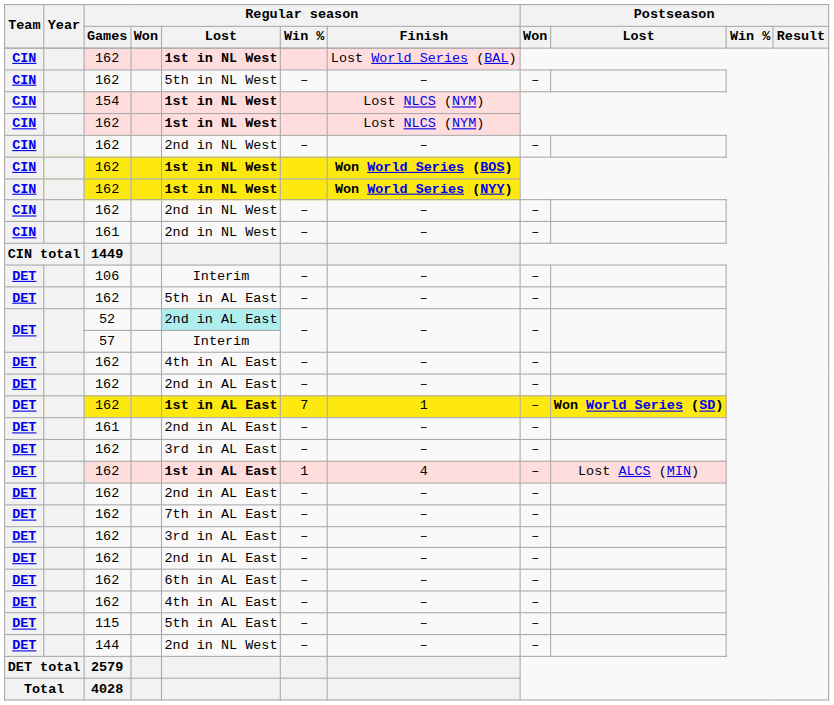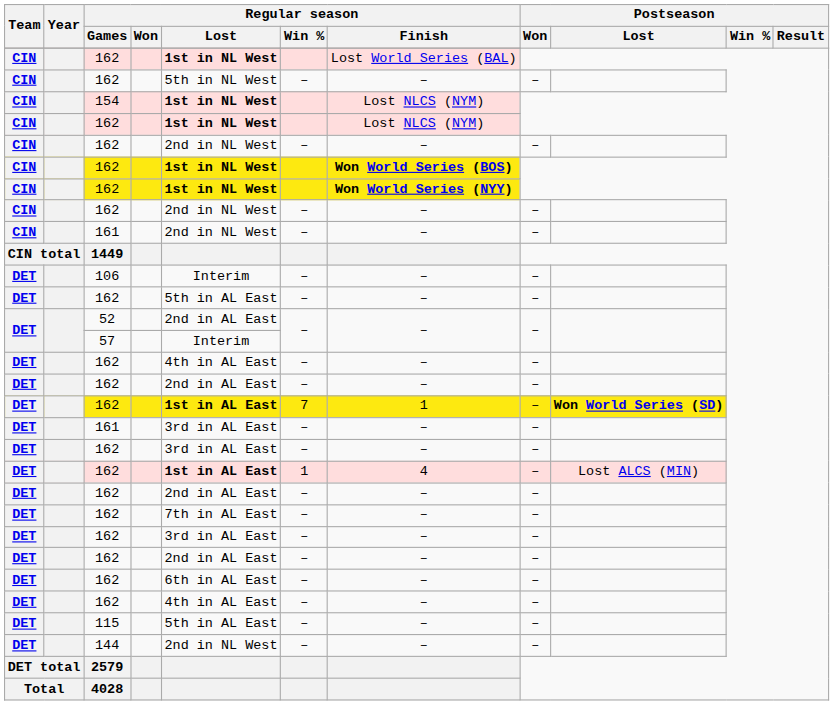(221, 320) paleturquoise background -> (221, 320) no background
(221, 429) 2nd in AL East -> (221, 429) 3rd in AL East
